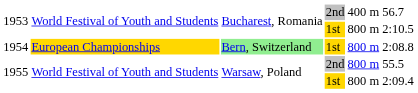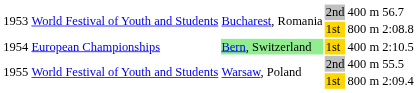(398, 29) 2:10.5 -> (398, 29) 2:08.8
(96, 46) gold background -> (96, 46) no background
(363, 46) 800 m -> (363, 46) 400 m
(398, 46) 2:08.8 -> (398, 46) 2:10.5
(363, 63) 800 m -> (363, 63) 400 m
